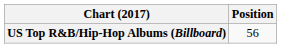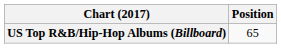(253, 33) 56 -> (253, 33) 65
